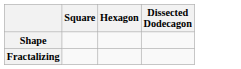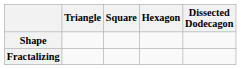+ column: (83, 18)
